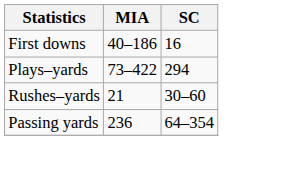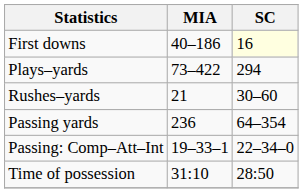(173, 43) no background -> (245, 43) lightyellow background
+ row: (86, 148)
+ row: (72, 174)
